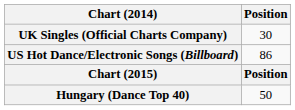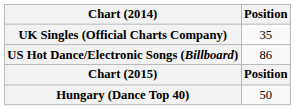(266, 34) 30 -> (266, 34) 35
